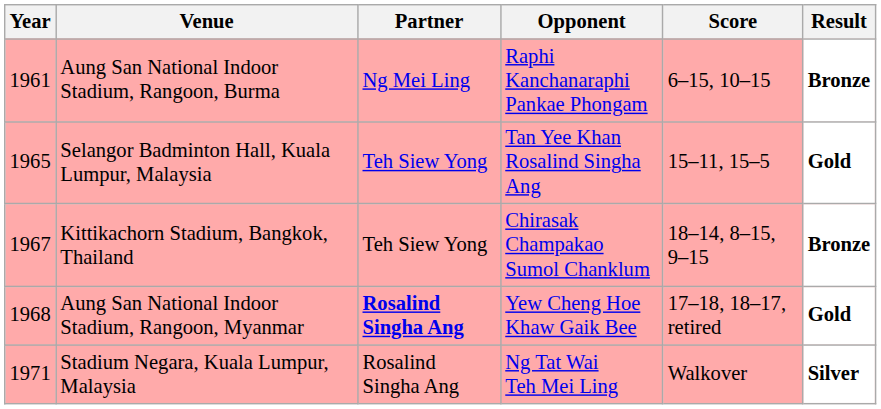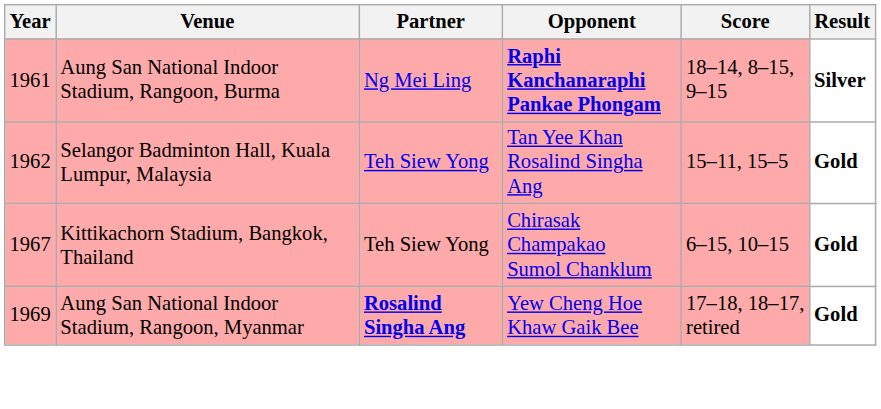(576, 80) normal -> (584, 80) bold
(719, 80) 6–15, 10–15 -> (740, 80) 18–14, 8–15, 9–15
(839, 80) Bronze -> (840, 80) Silver
(30, 162) 1965 -> (30, 162) 1962
(722, 245) 18–14, 8–15, 9–15 -> (737, 245) 6–15, 10–15
(839, 245) Bronze -> (836, 245) Gold
(30, 315) 1968 -> (30, 315) 1969
- row: (195, 374)
